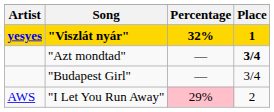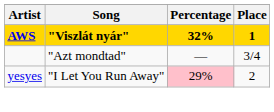(25, 35) yesyes -> (21, 35) AWS
(252, 55) bold -> (252, 55) normal
- row: (89, 76)
(21, 96) AWS -> (25, 76) yesyes
